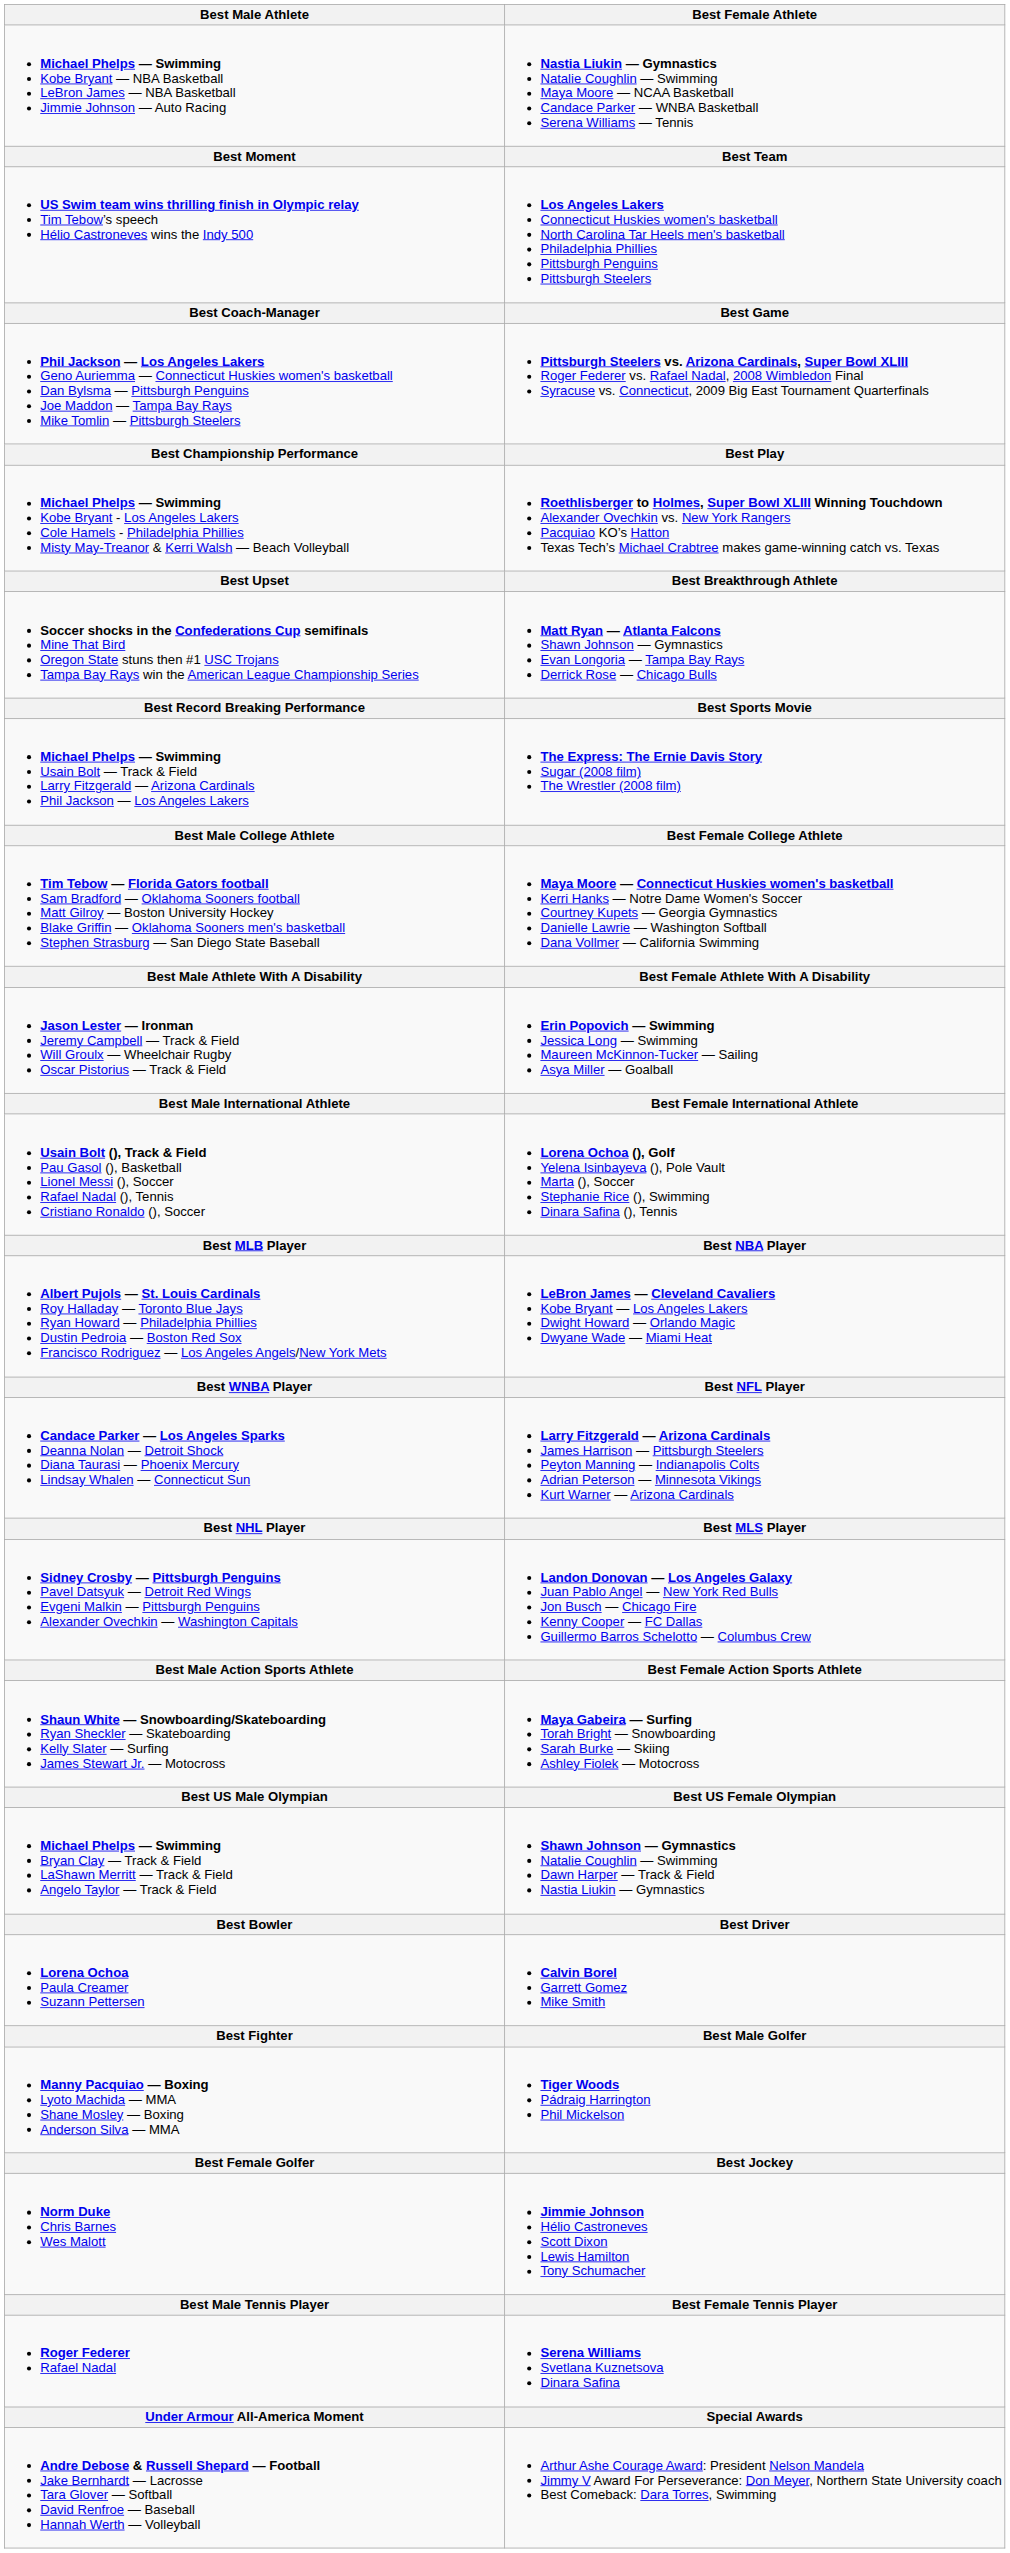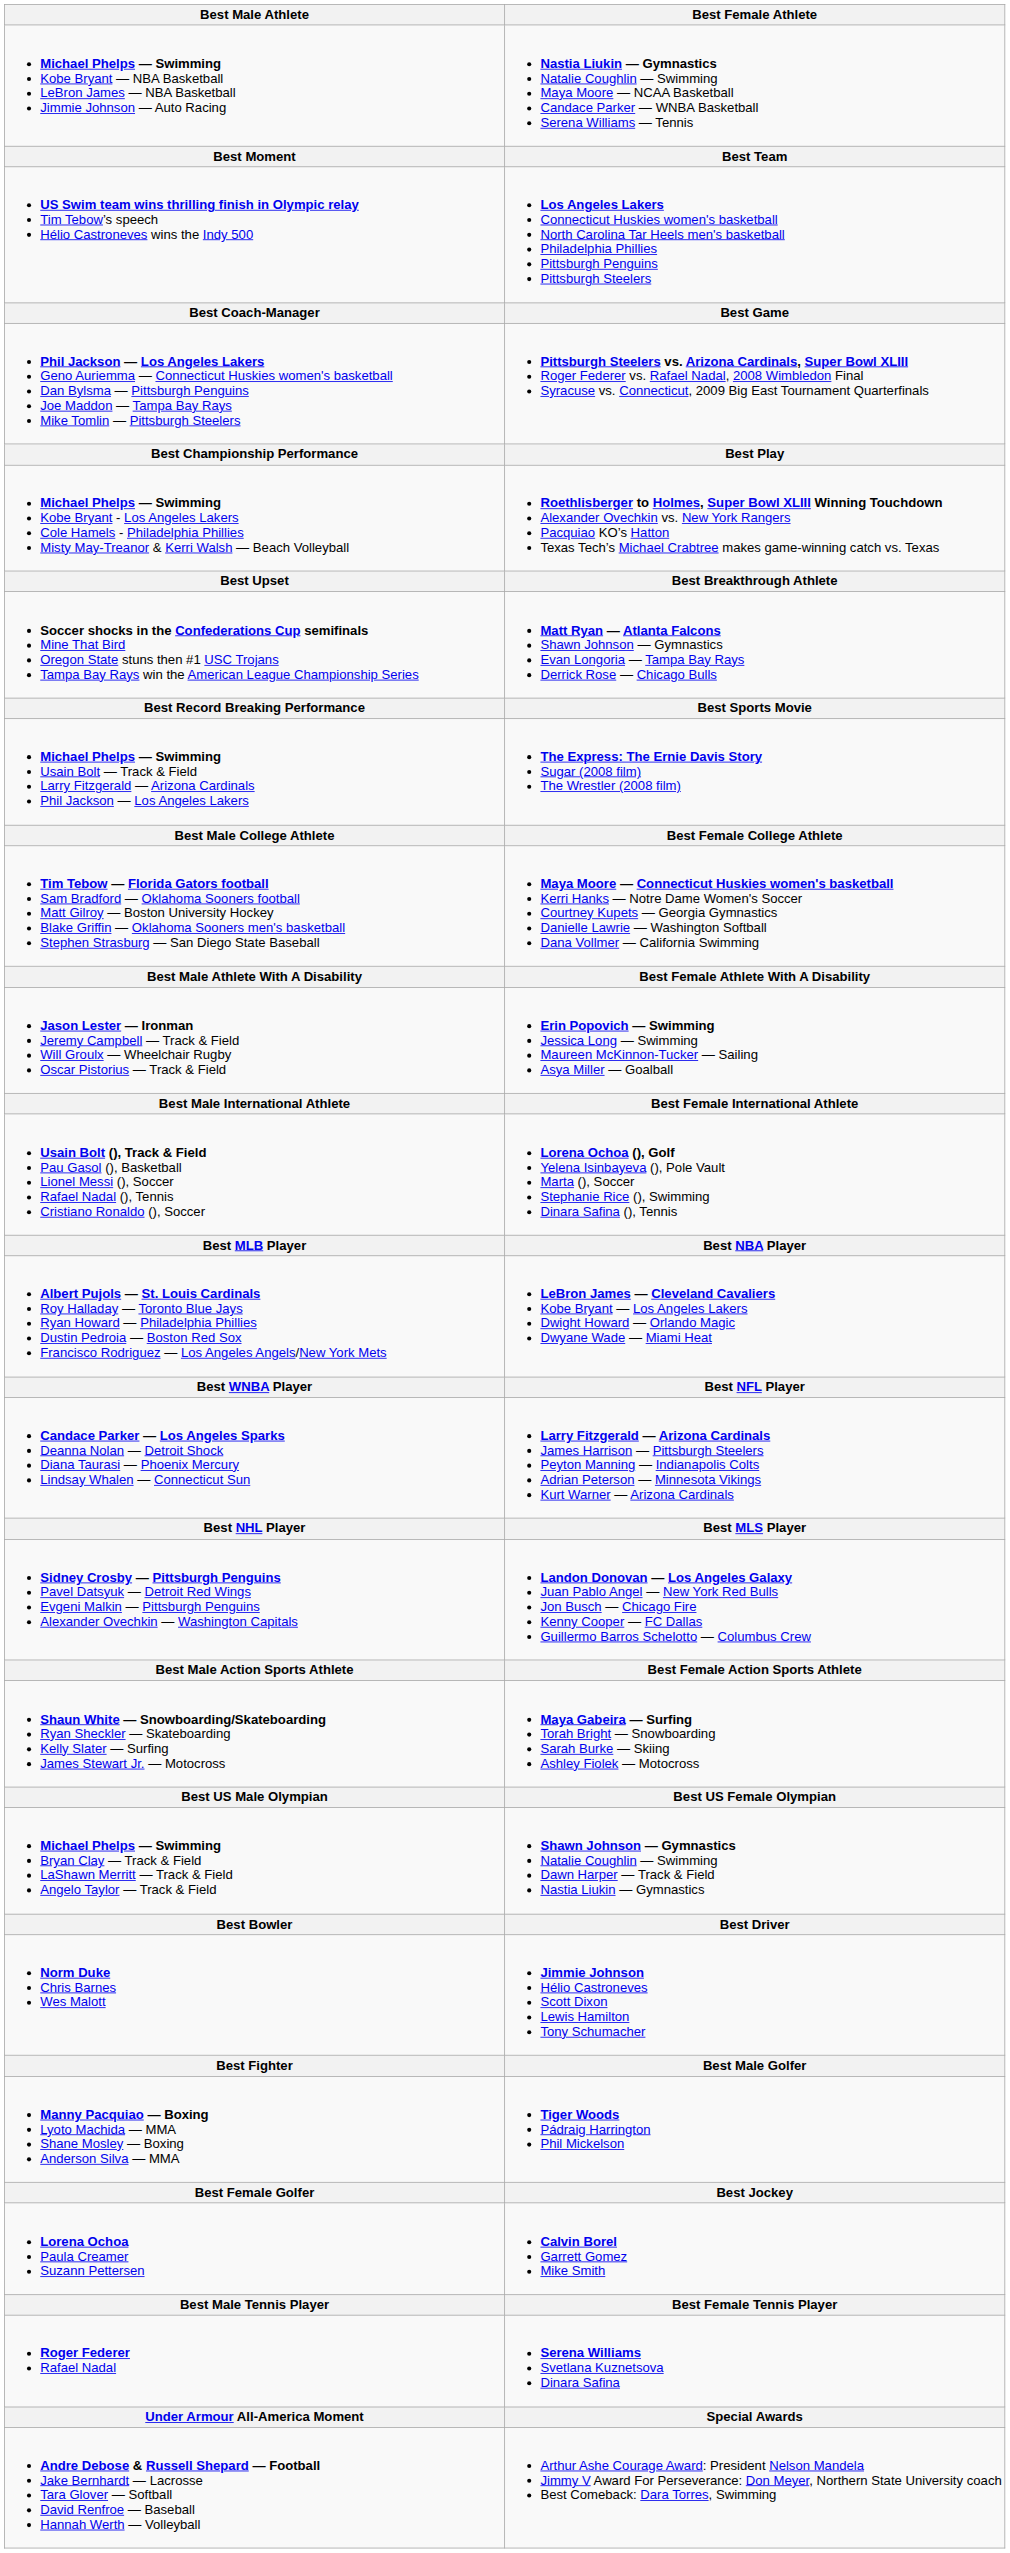rows swapped: (254, 2227) <-> (254, 1988)
